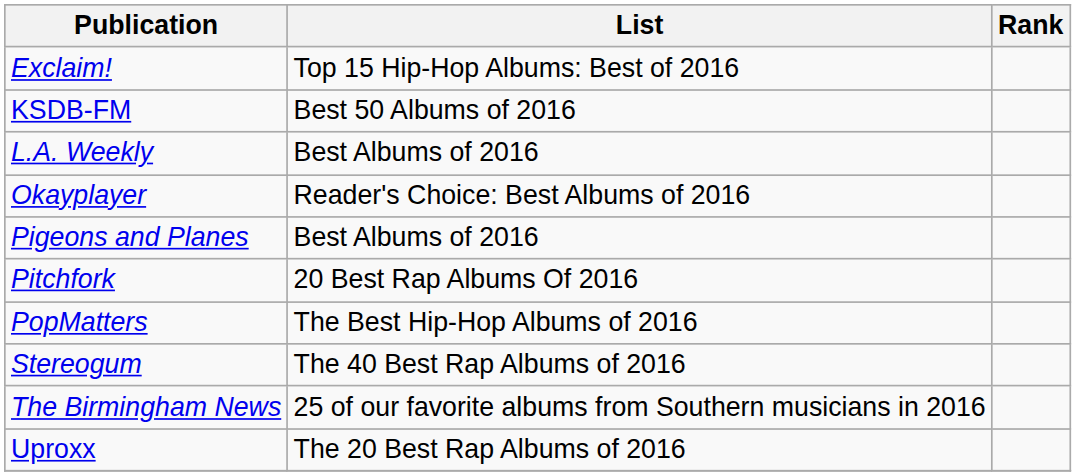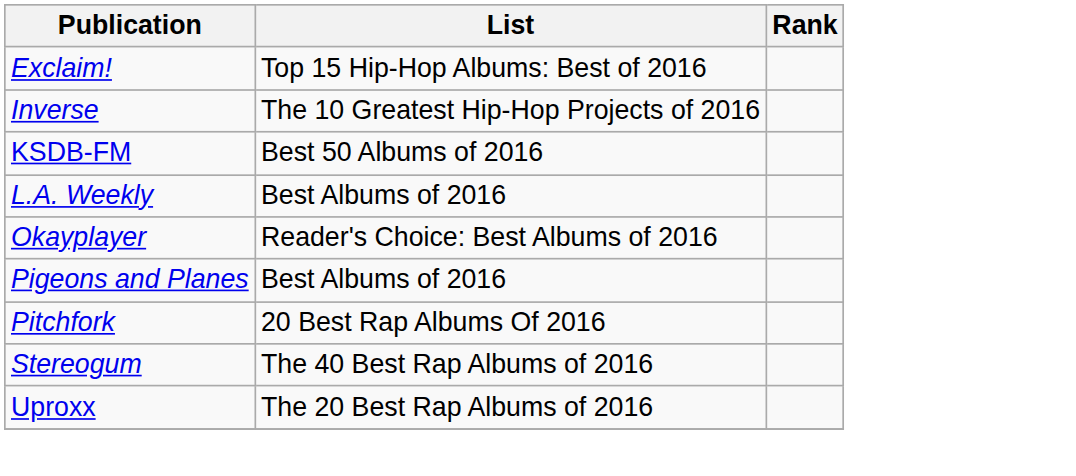+ row: (55, 110)
- row: (79, 322)
- row: (146, 407)
